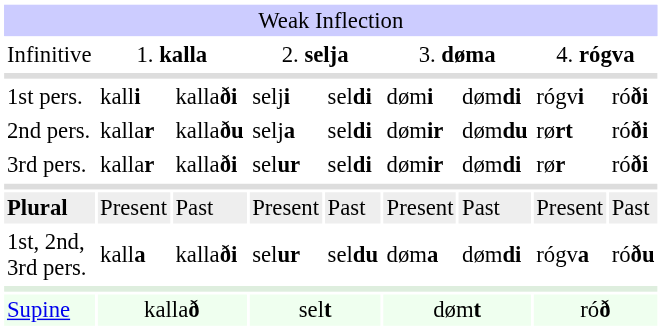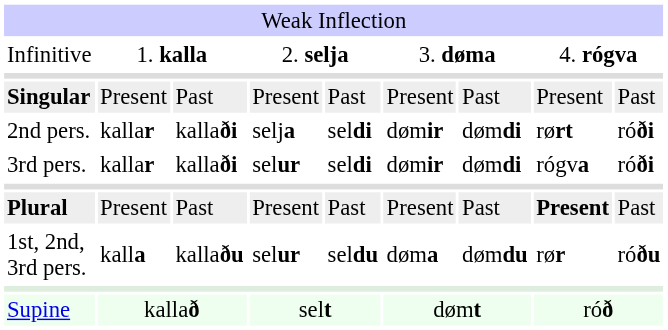+ row: (49, 96)
- row: (45, 96)
(210, 131) kallaðu -> (206, 131) kallaði
(495, 131) dømdu -> (492, 131) dømdi
(551, 165) rør -> (563, 165) rógva
(570, 207) normal -> (573, 207) bold
(206, 254) kallaði -> (210, 254) kallaðu
(492, 254) dømdi -> (495, 254) dømdu
(563, 254) rógva -> (551, 254) rør
